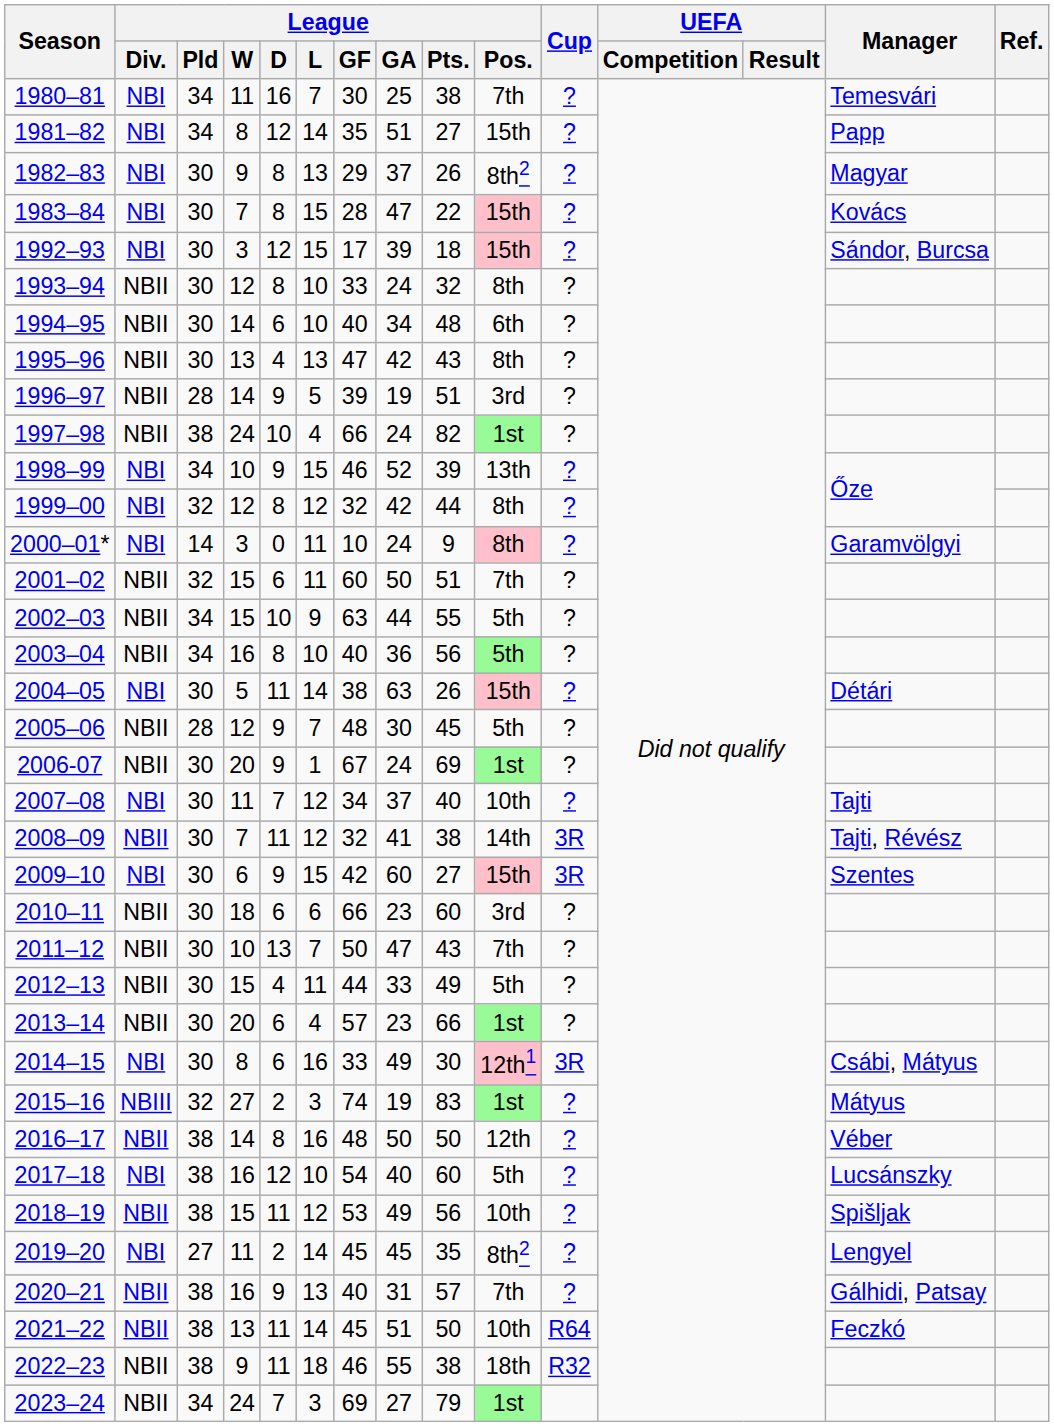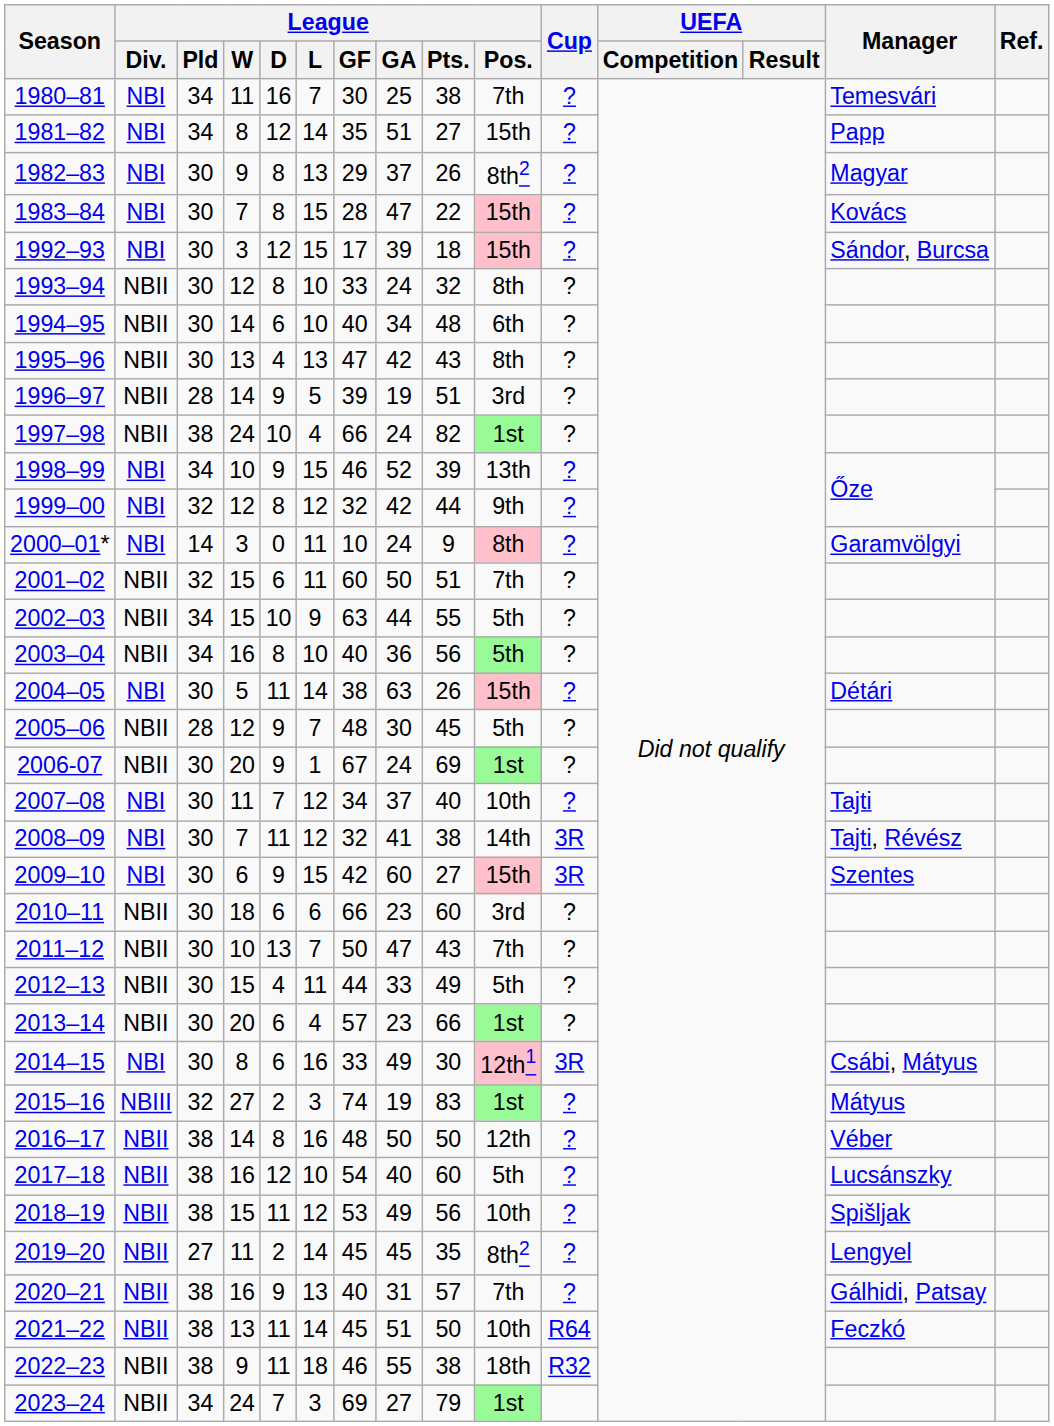(508, 507) 8th -> (508, 507) 9th
(146, 838) NBII -> (146, 838) NBI
(146, 1176) NBI -> (146, 1176) NBII
(146, 1252) NBI -> (146, 1252) NBII
